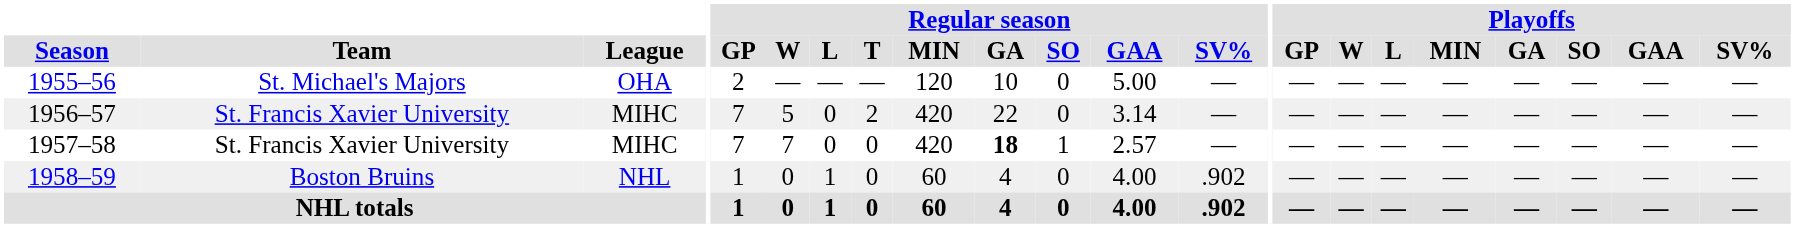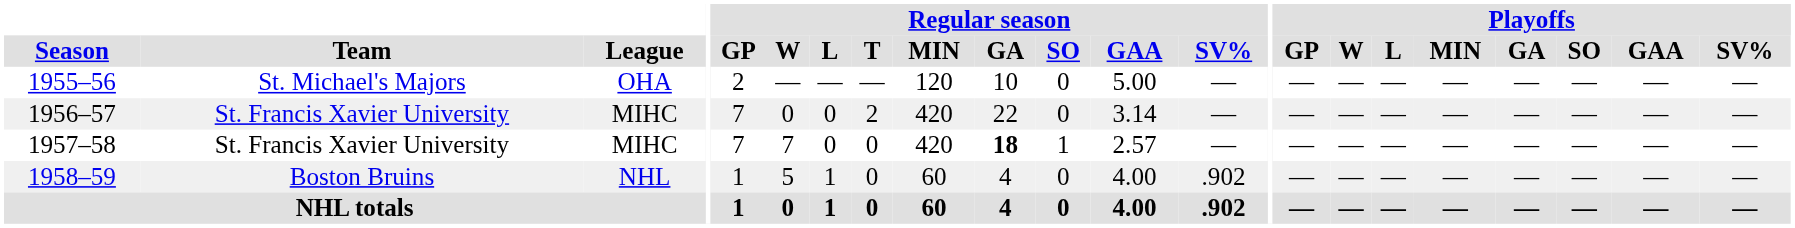(788, 113) 5 -> (788, 113) 0
(788, 176) 0 -> (788, 176) 5
